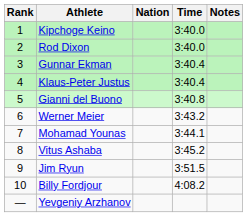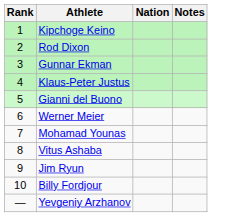- column: (190, 13)
